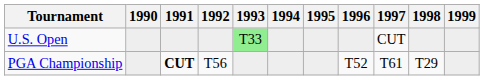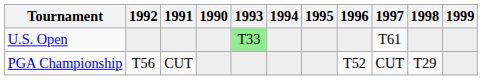columns swapped: (143, 16) <-> (215, 16)
(391, 40) CUT -> (390, 40) T61
(179, 63) bold -> (179, 63) normal
(391, 63) T61 -> (390, 63) CUT
